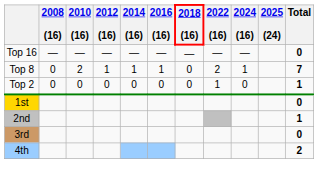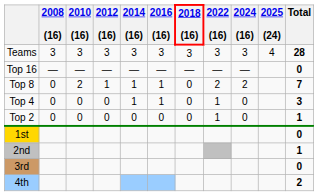+ row: (22, 53)
(245, 69) 1 -> (245, 85) 2
+ row: (22, 101)
